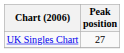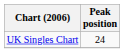(100, 39) 27 -> (100, 39) 24
